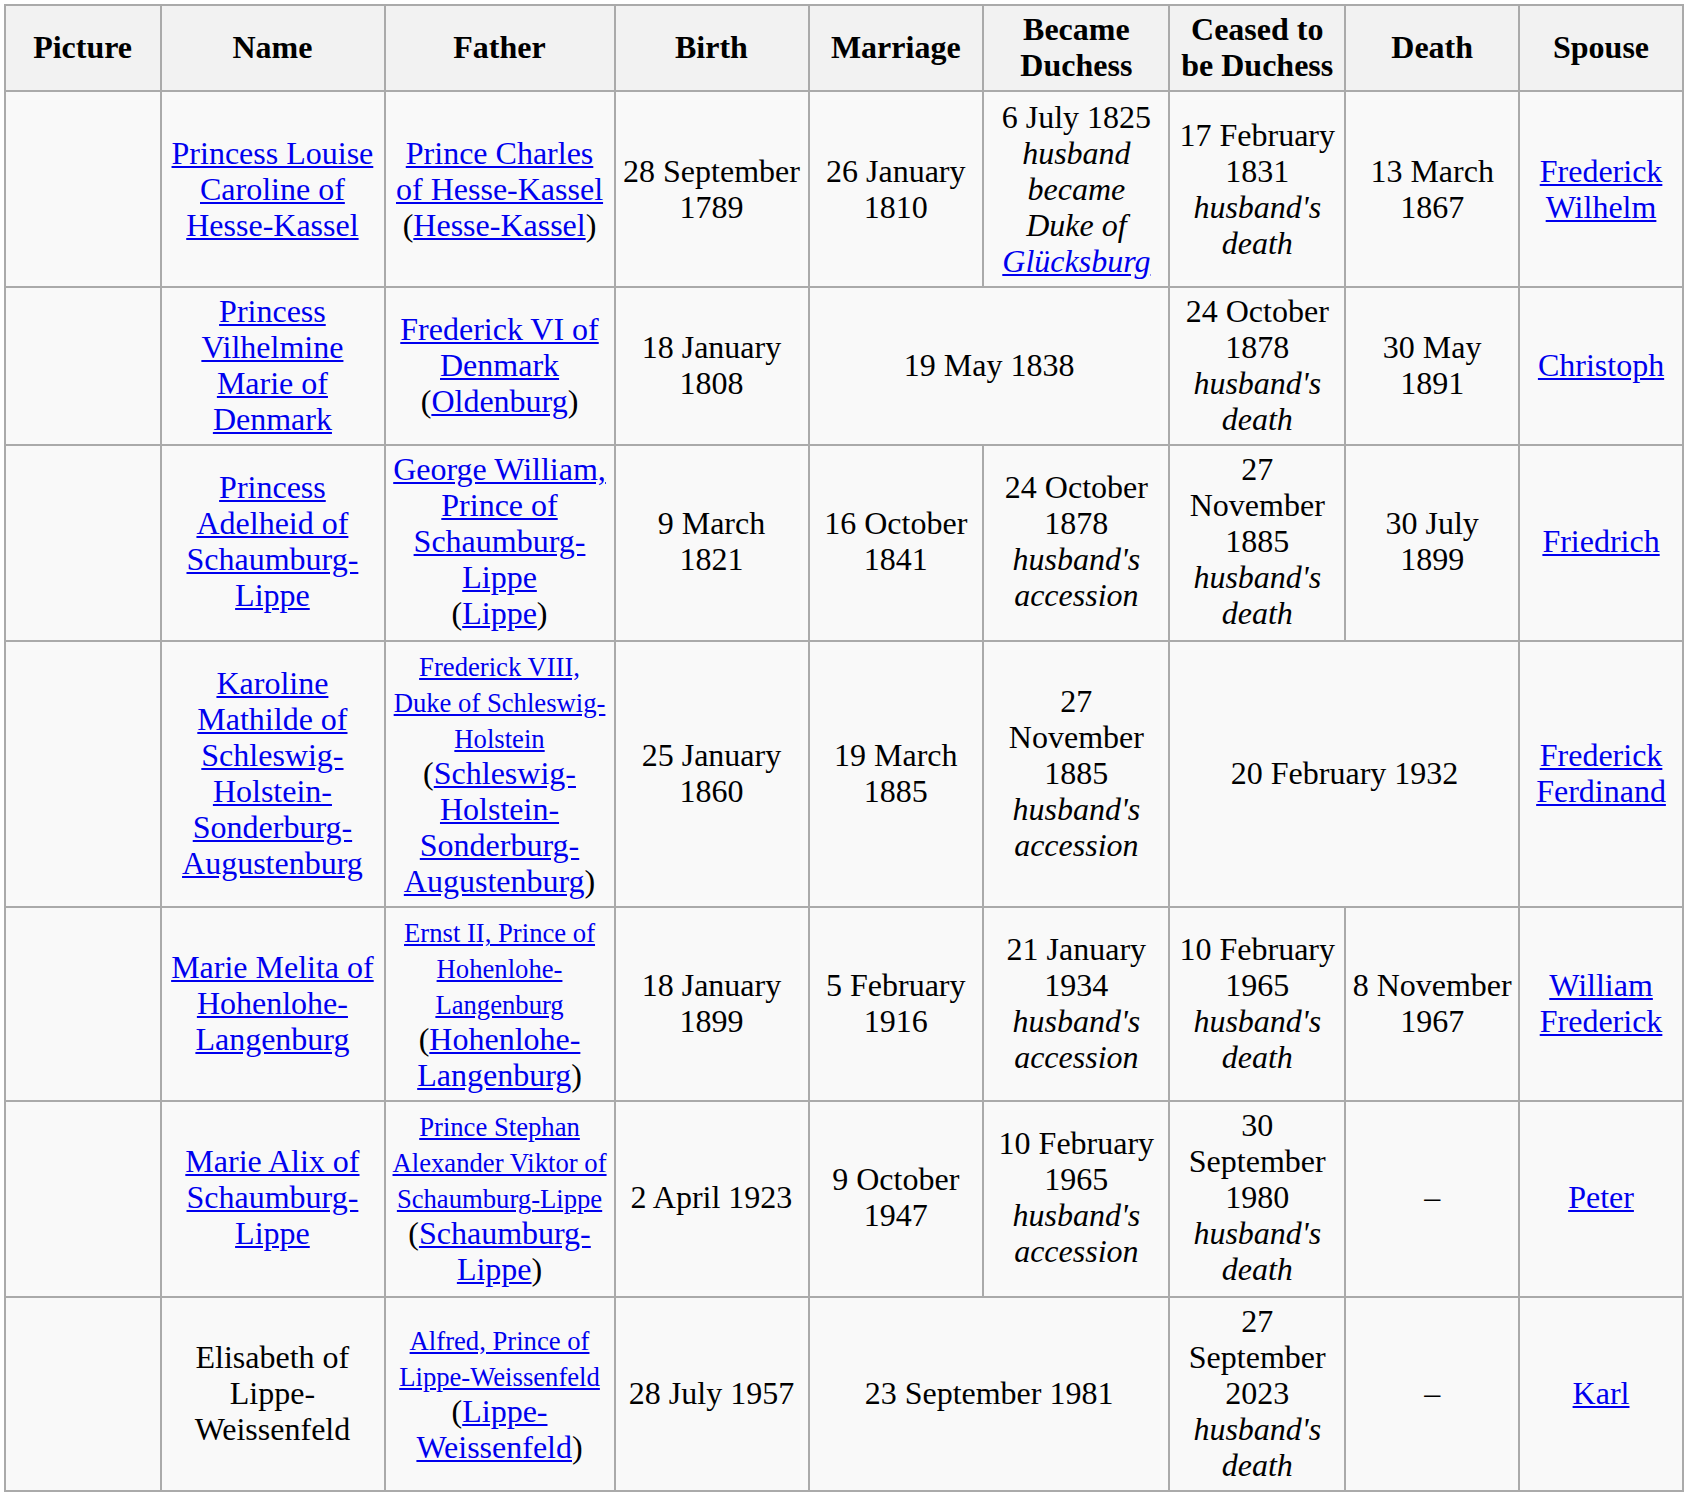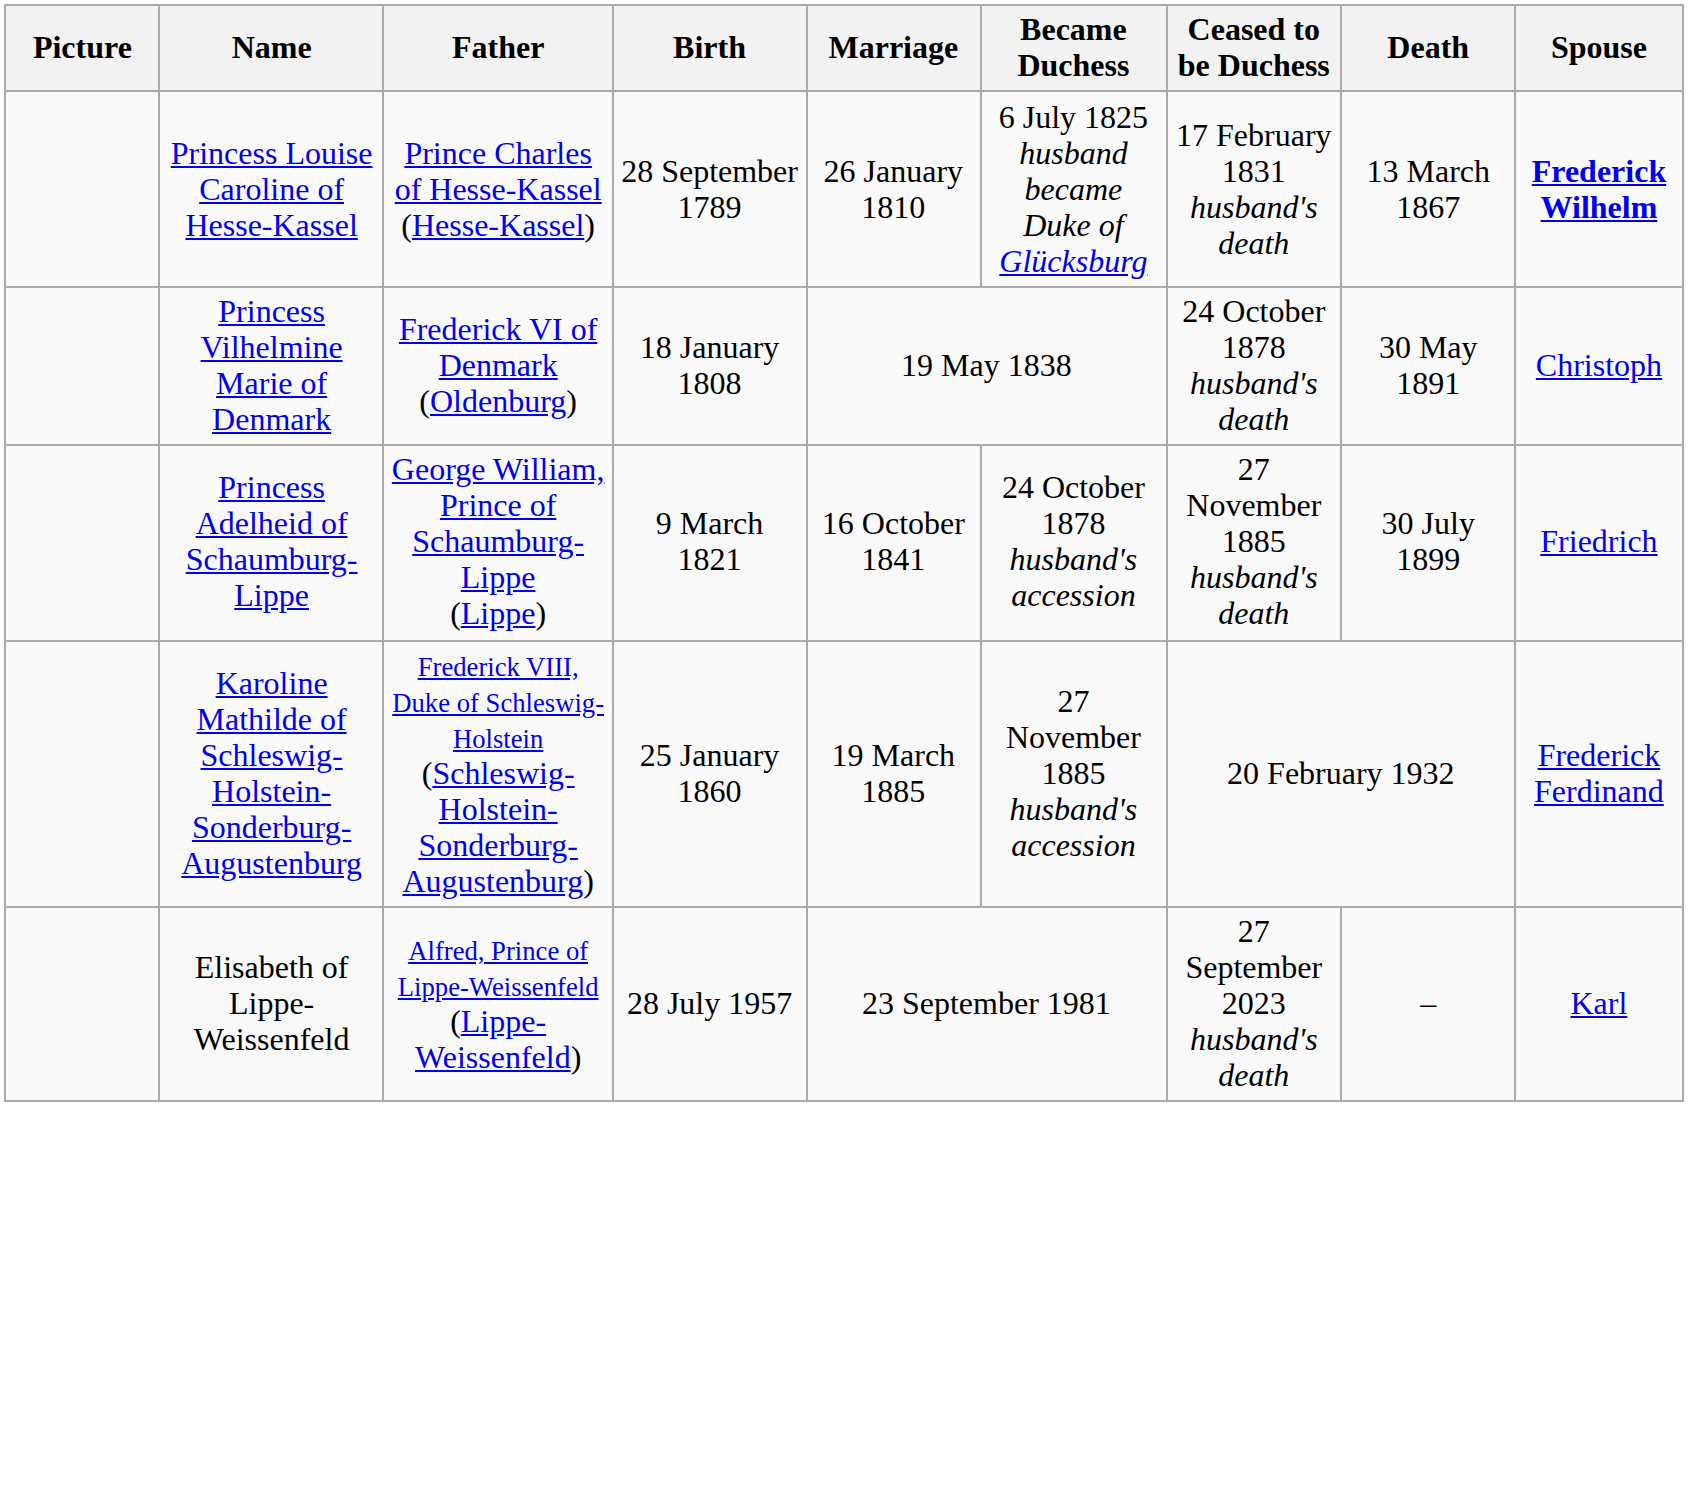(1601, 188) normal -> (1599, 188) bold
- row: (272, 1003)
- row: (272, 1198)
